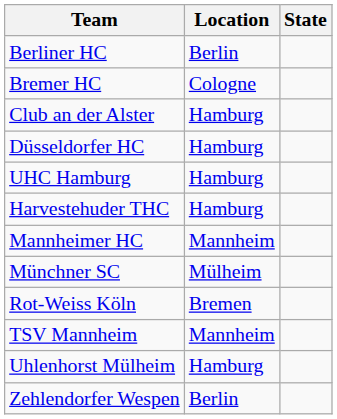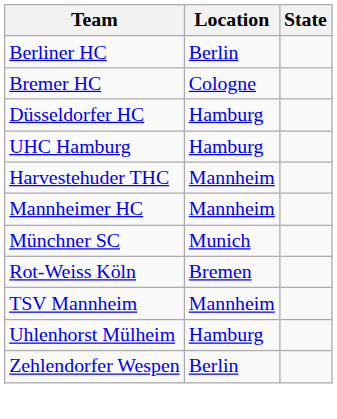- row: (82, 114)
(226, 209) Hamburg -> (232, 177) Mannheim
(225, 271) Mülheim -> (220, 240) Munich
